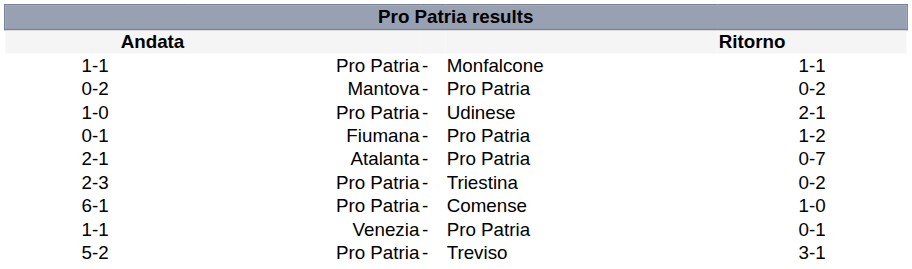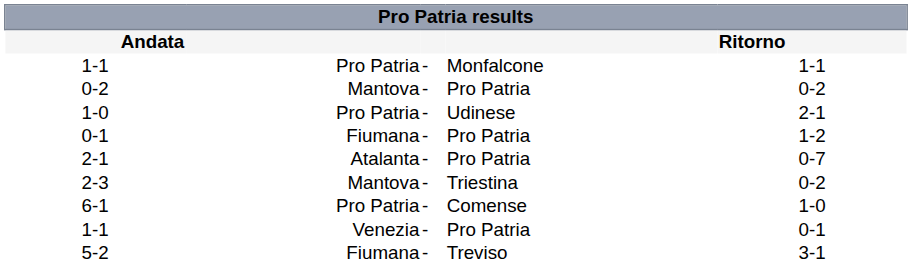(378, 183) Pro Patria -> (383, 183) Mantova
(378, 253) Pro Patria -> (383, 253) Fiumana
